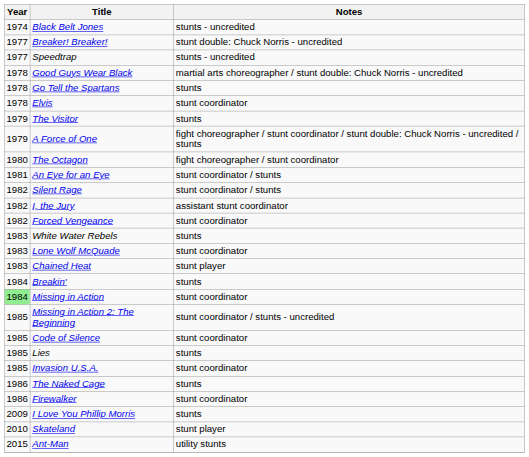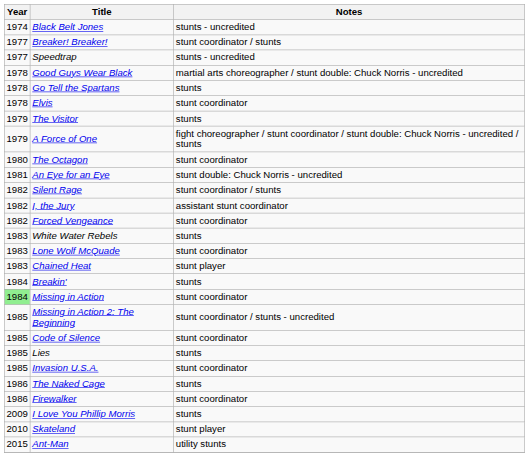(259, 42) stunt double: Chuck Norris - uncredited -> (228, 42) stunt coordinator / stunts
(257, 159) fight choreographer / stunt coordinator -> (212, 159) stunt coordinator
(228, 175) stunt coordinator / stunts -> (259, 175) stunt double: Chuck Norris - uncredited
